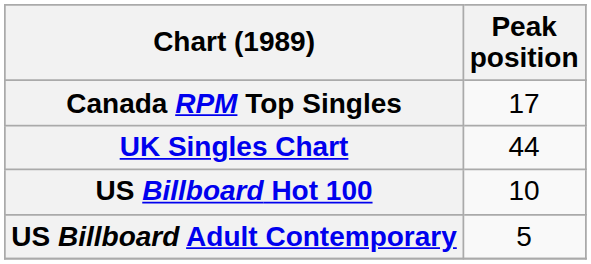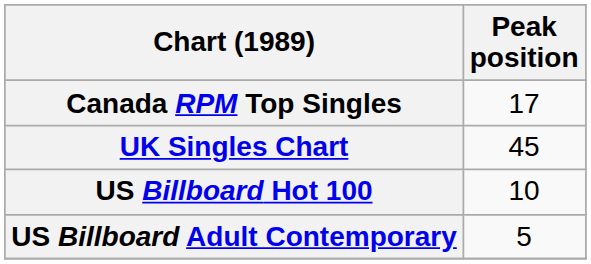(524, 147) 44 -> (524, 147) 45
